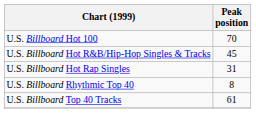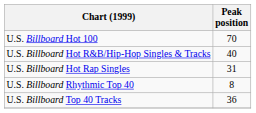(232, 54) 45 -> (232, 54) 40
(232, 100) 61 -> (232, 100) 36
